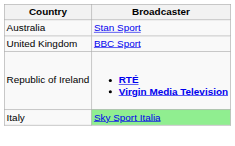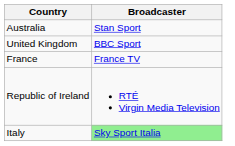+ row: (22, 59)
(161, 86) bold -> (157, 102) normal
